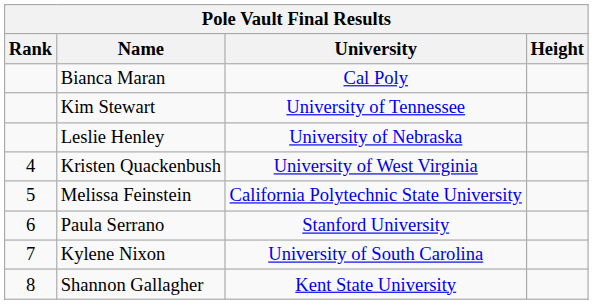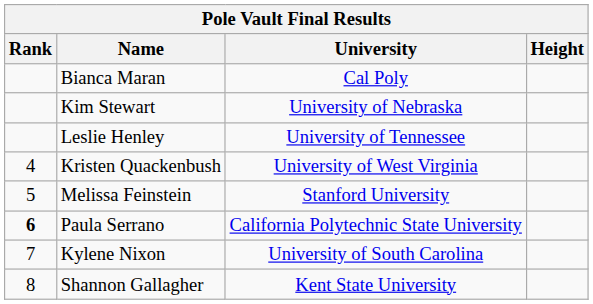(376, 107) University of Tennessee -> (376, 107) University of Nebraska
(376, 136) University of Nebraska -> (376, 136) University of Tennessee
(376, 195) California Polytechnic State University -> (376, 195) Stanford University
(31, 225) normal -> (31, 225) bold
(376, 225) Stanford University -> (376, 225) California Polytechnic State University
